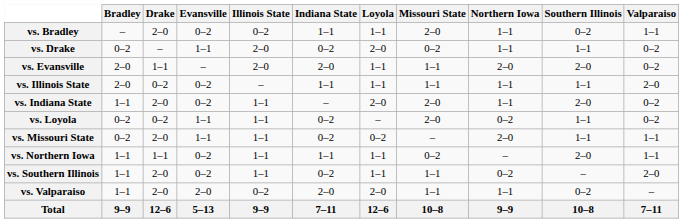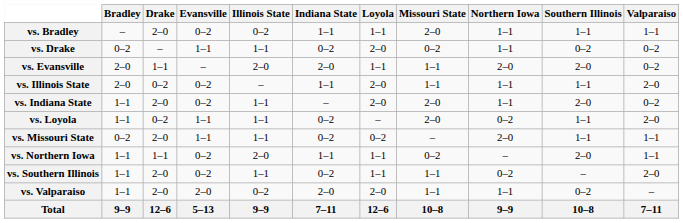(583, 31) 0–2 -> (583, 31) 1–1
(261, 49) 2–0 -> (261, 49) 1–1
(583, 49) 1–1 -> (583, 49) 0–2
(378, 85) 1–1 -> (378, 85) 2–0
(122, 120) 0–2 -> (122, 120) 1–1
(651, 120) 0–2 -> (651, 120) 2–0
(261, 156) 1–1 -> (261, 156) 2–0
